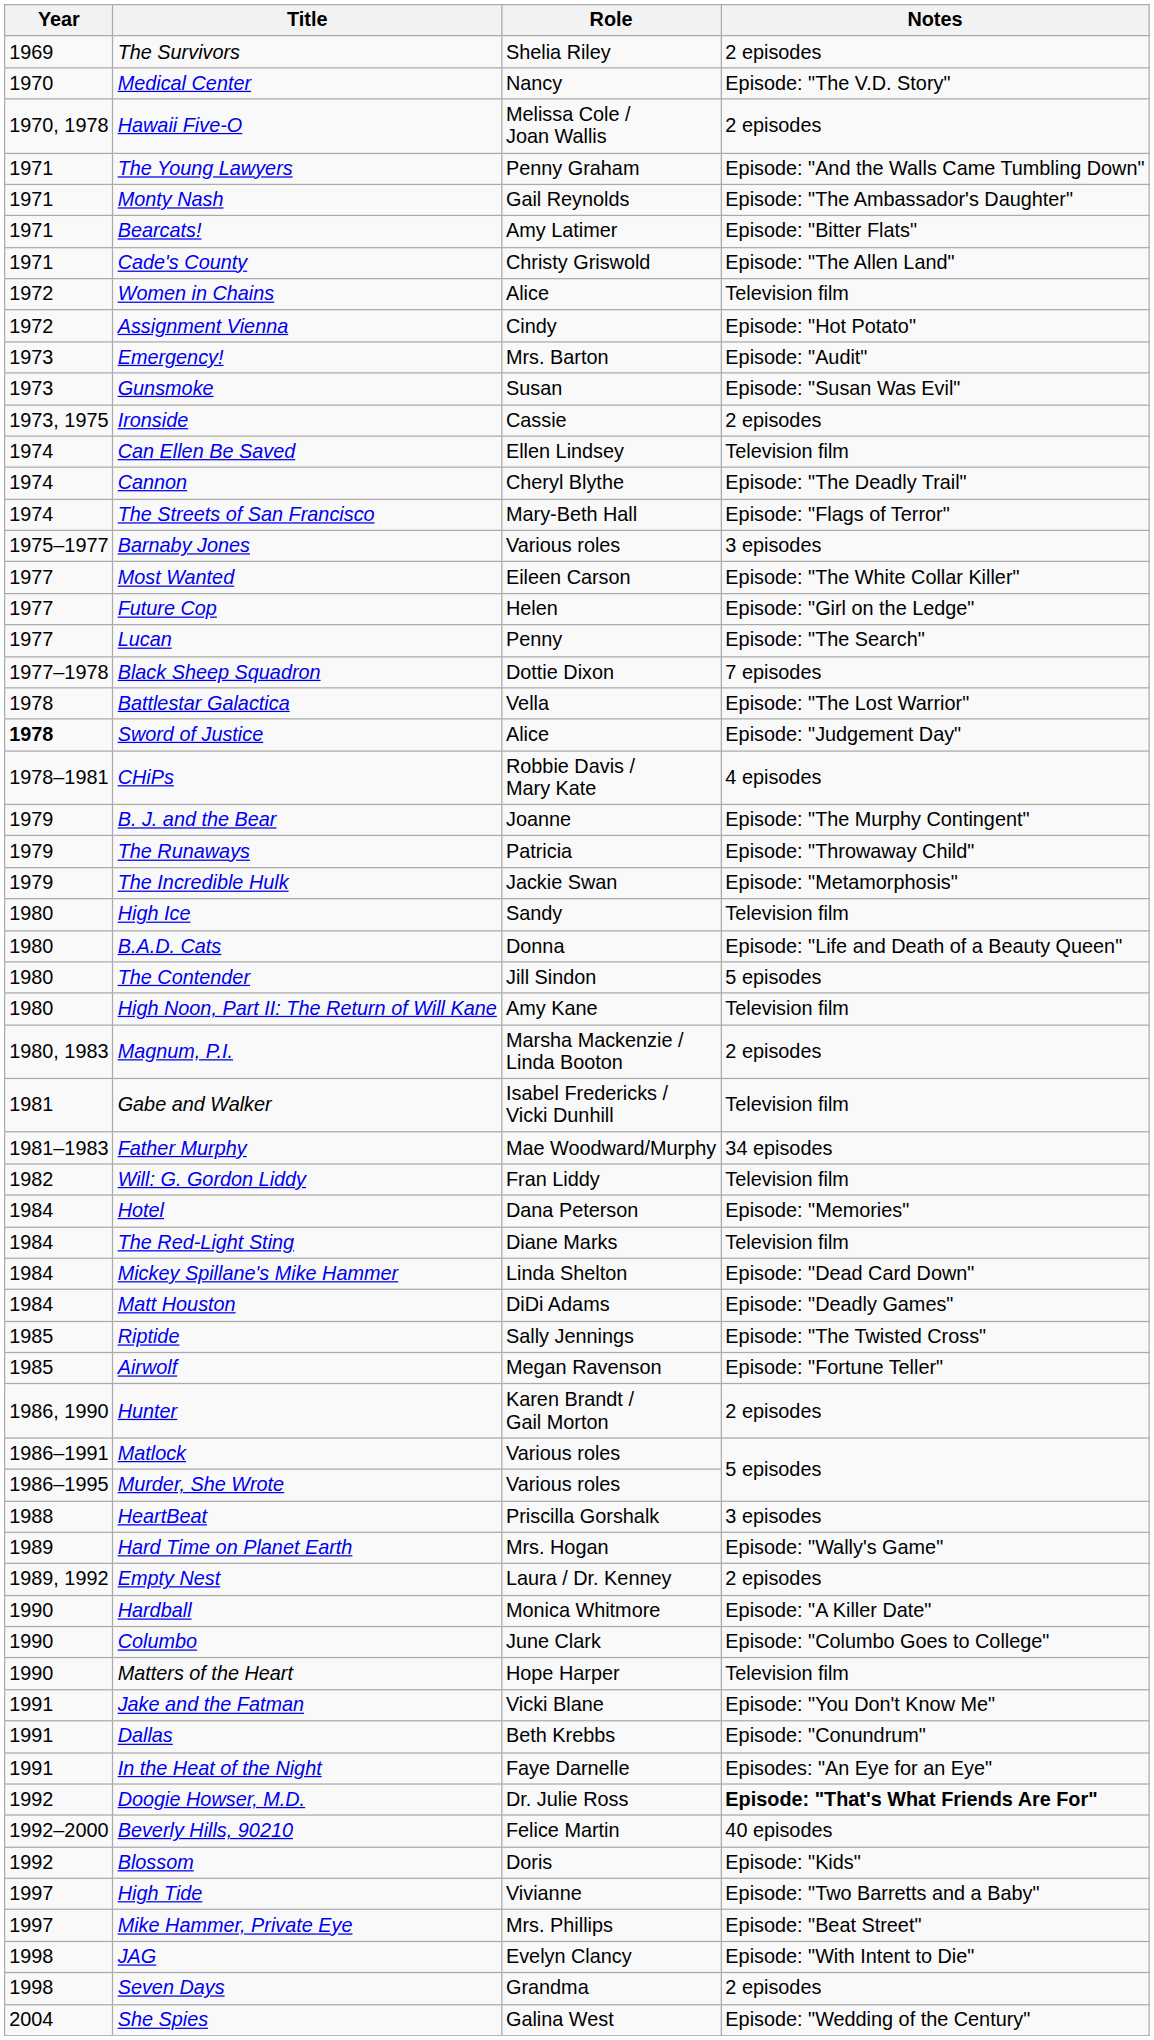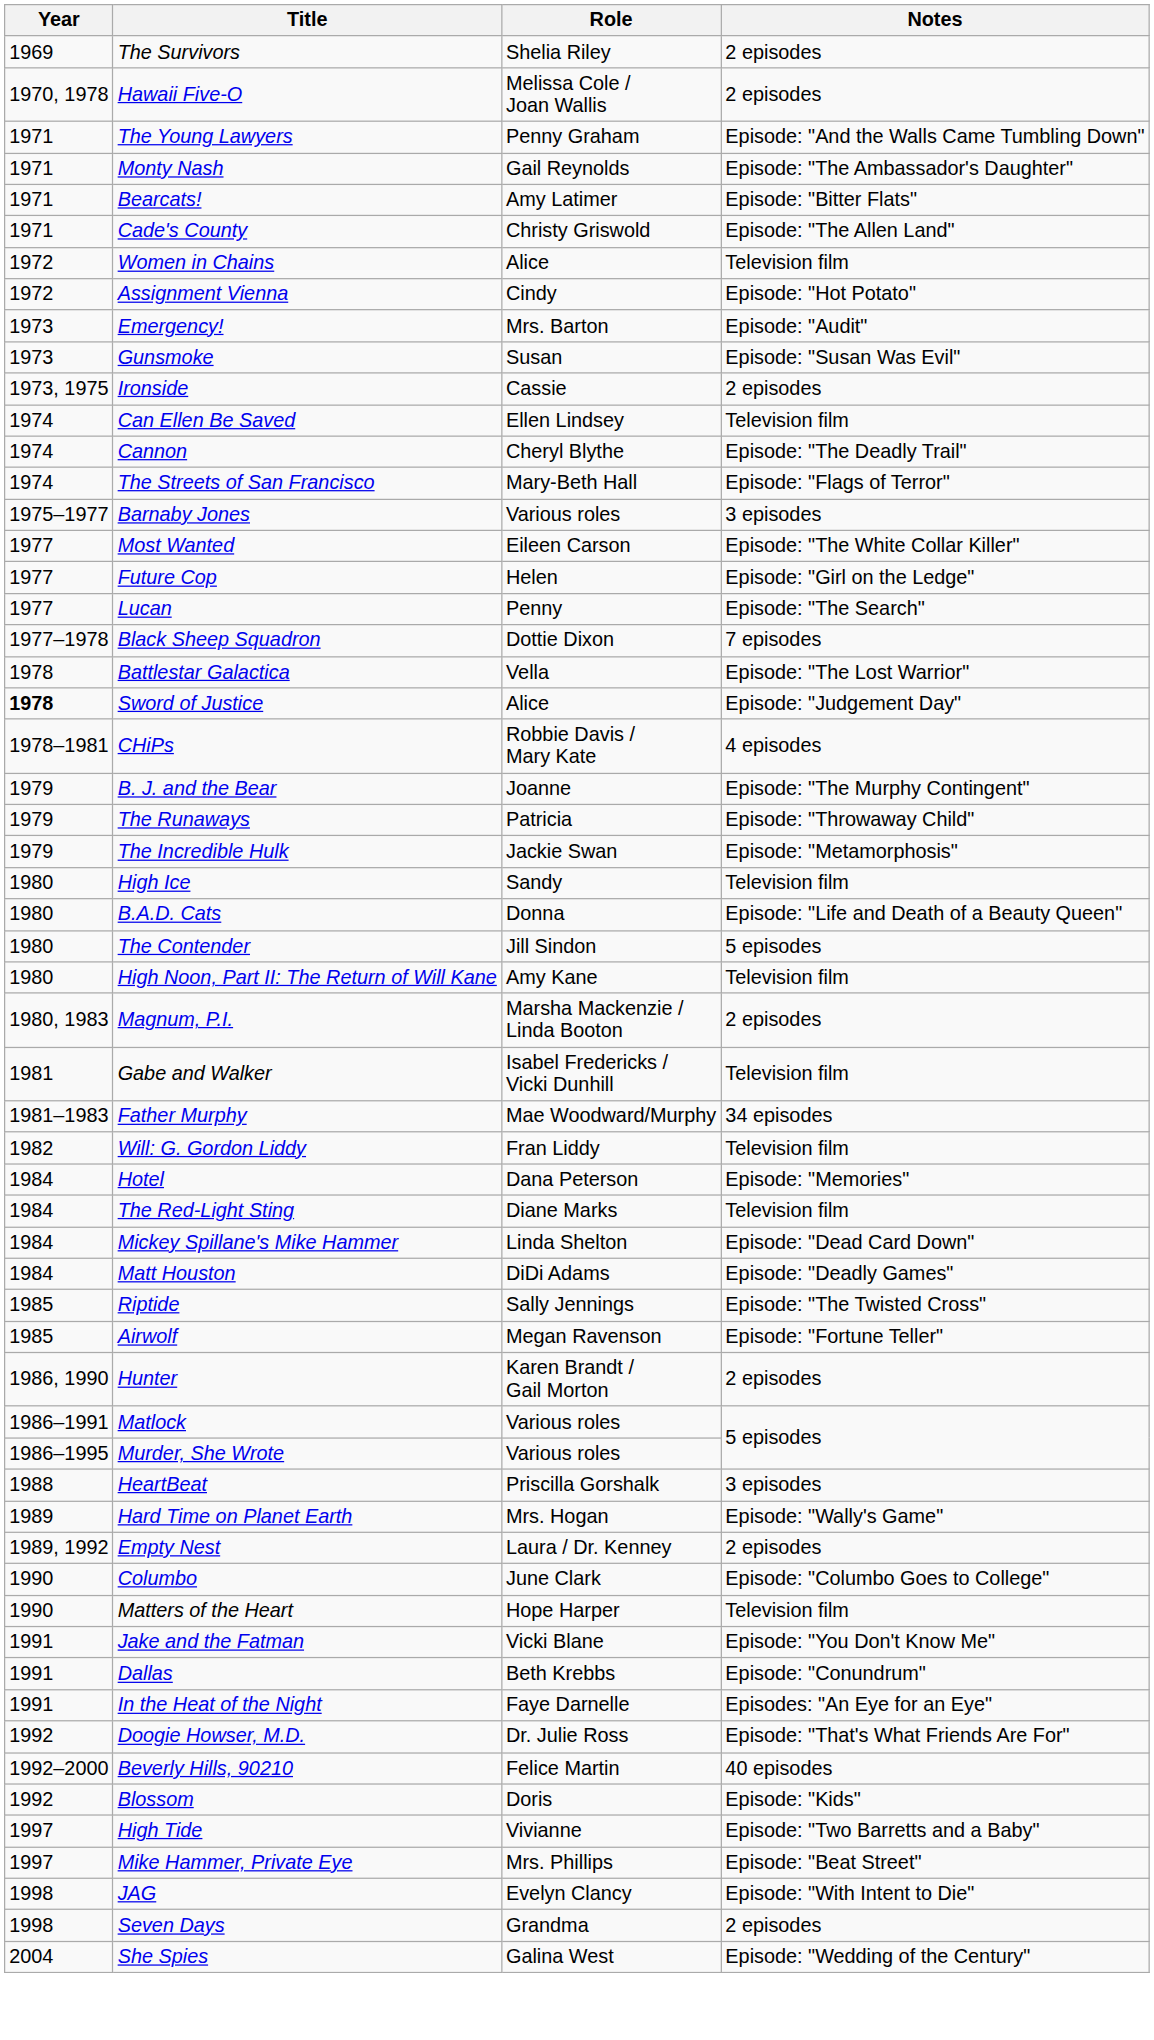- row: (184, 83)
- row: (155, 1610)
(911, 1799) bold -> (898, 1736) normal
